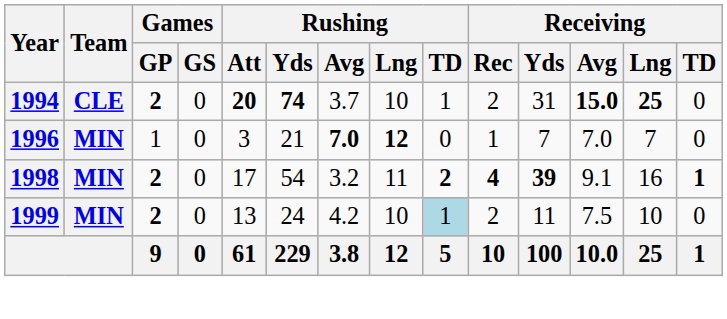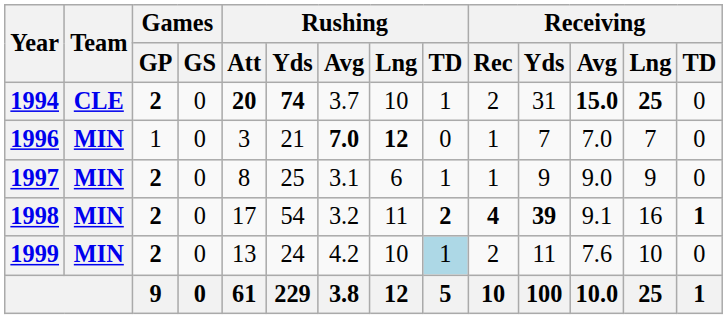+ row: (35, 178)
(597, 216) 7.5 -> (597, 255) 7.6
